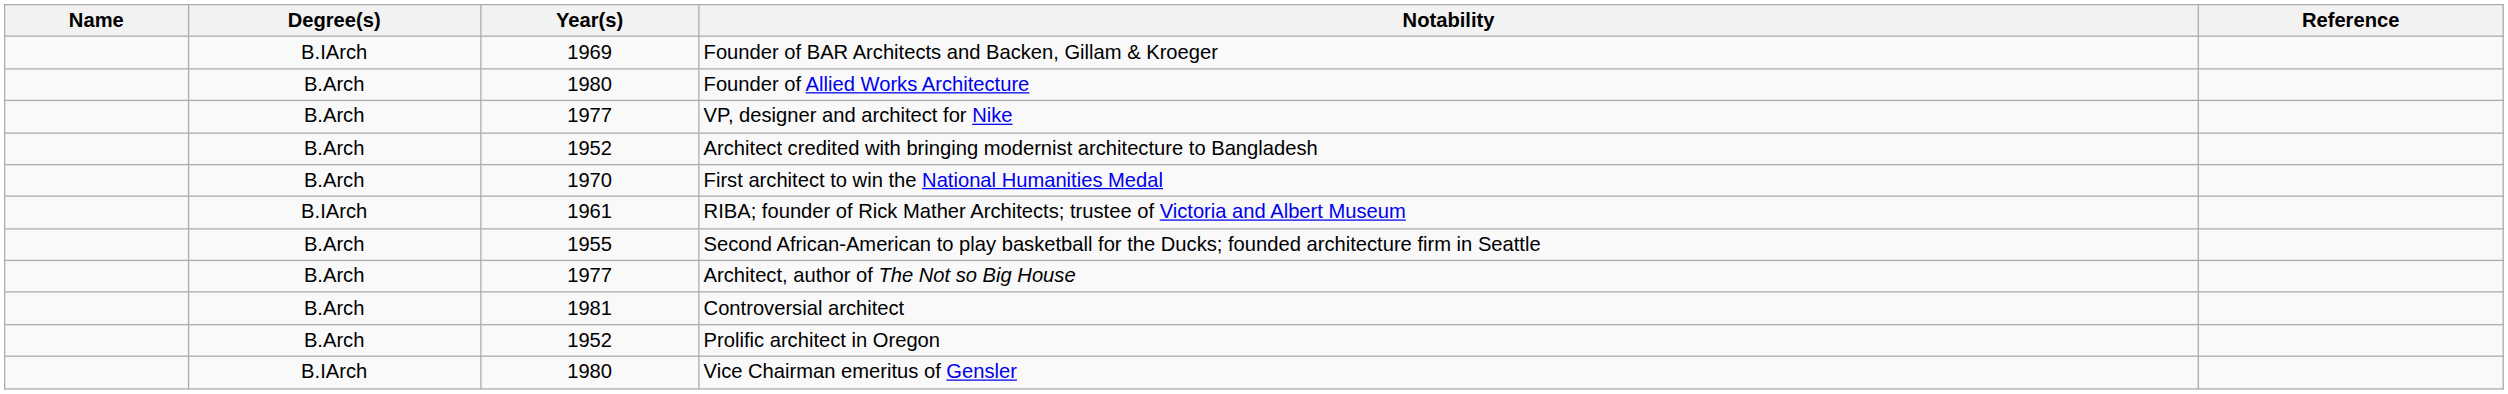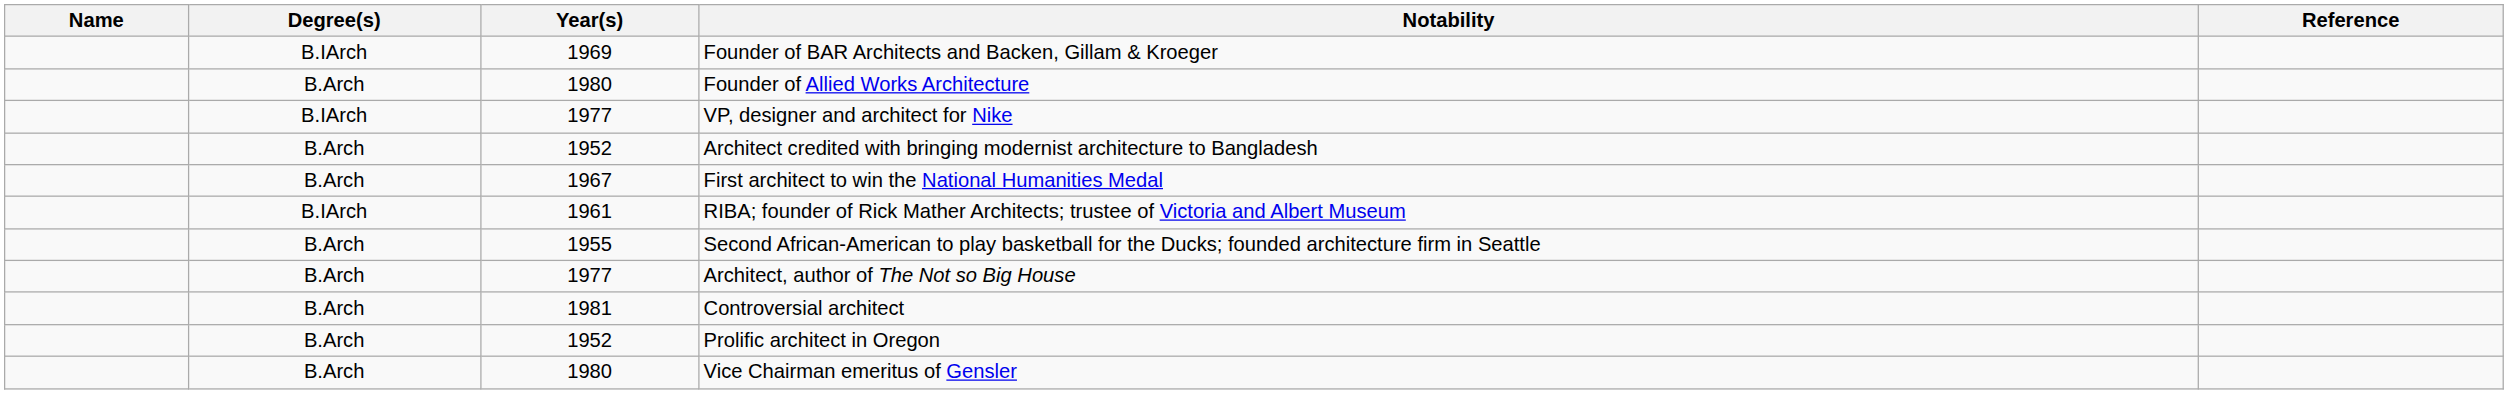(334, 116) B.Arch -> (334, 116) B.IArch
(590, 180) 1970 -> (590, 180) 1967
(334, 372) B.IArch -> (334, 372) B.Arch
